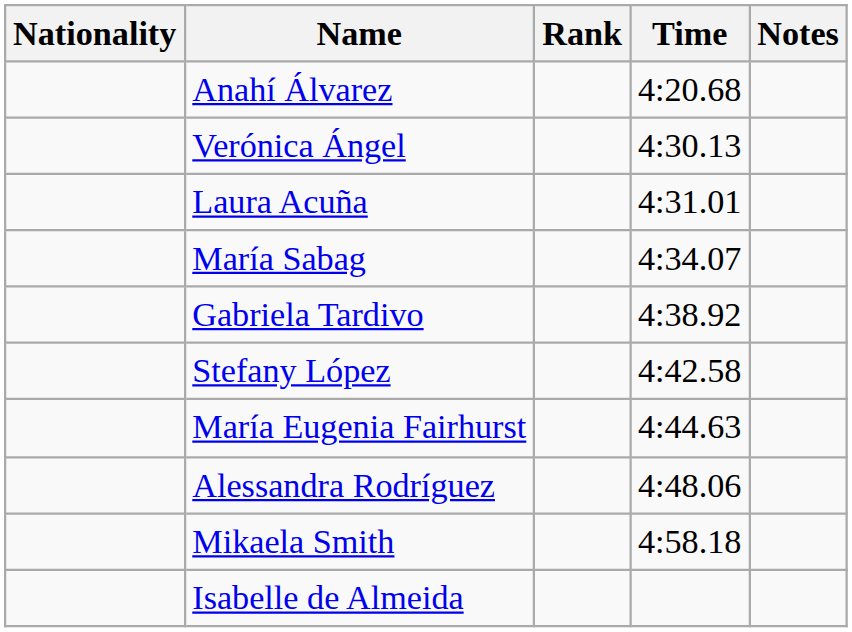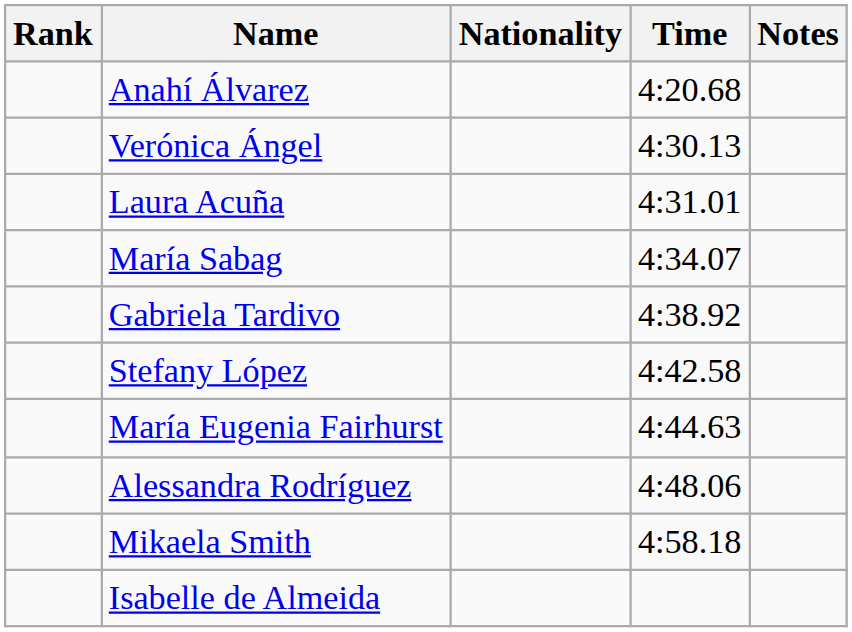columns swapped: (582, 32) <-> (95, 32)
